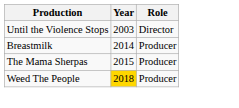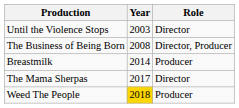+ row: (66, 45)
(124, 62) 2015 -> (140, 78) 2017
(158, 62) Producer -> (172, 78) Director
